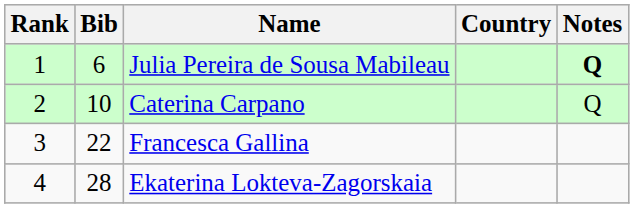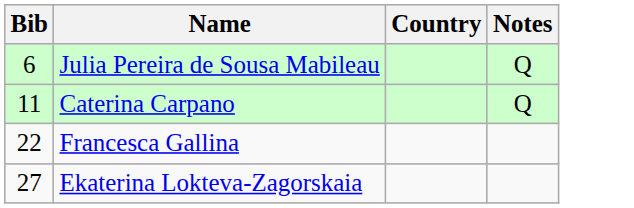- column: (40, 24)
(592, 63) bold -> (523, 63) normal
(99, 103) 10 -> (29, 103) 11
(99, 182) 28 -> (29, 182) 27
